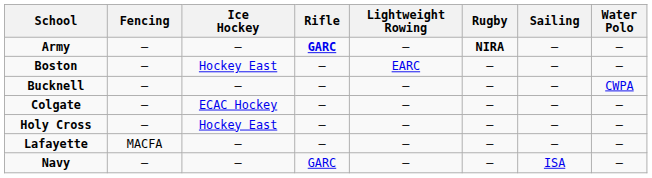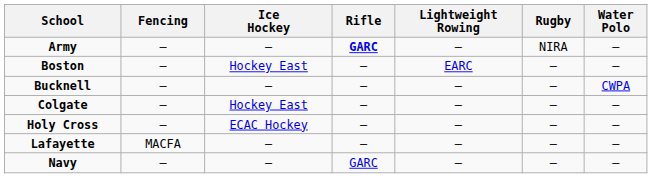- column: (555, 21)
(490, 47) bold -> (553, 47) normal
(238, 105) ECAC Hockey -> (269, 105) Hockey East
(238, 124) Hockey East -> (269, 124) ECAC Hockey
